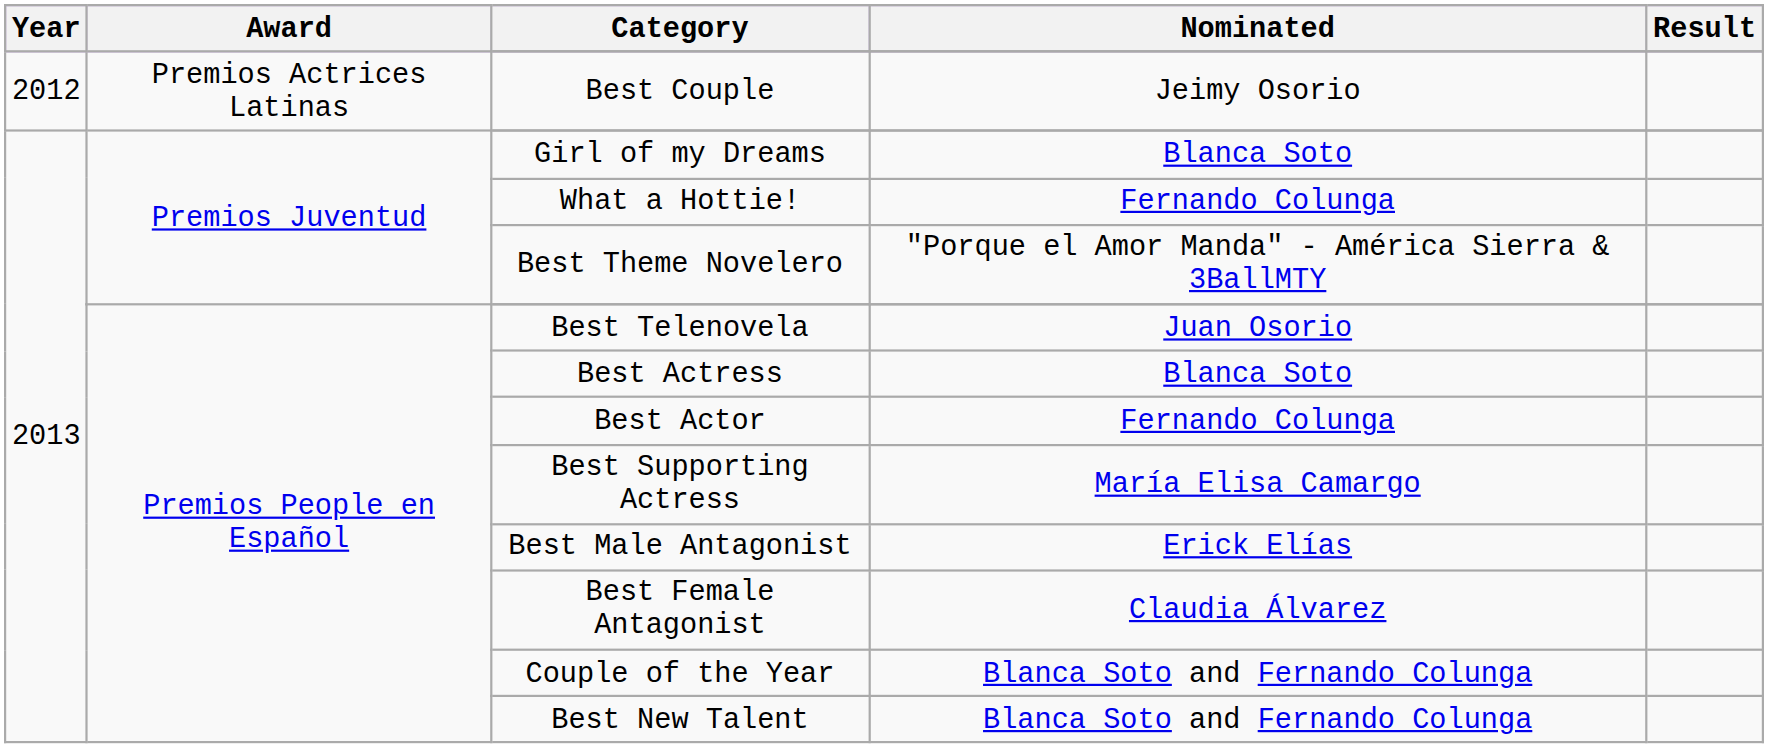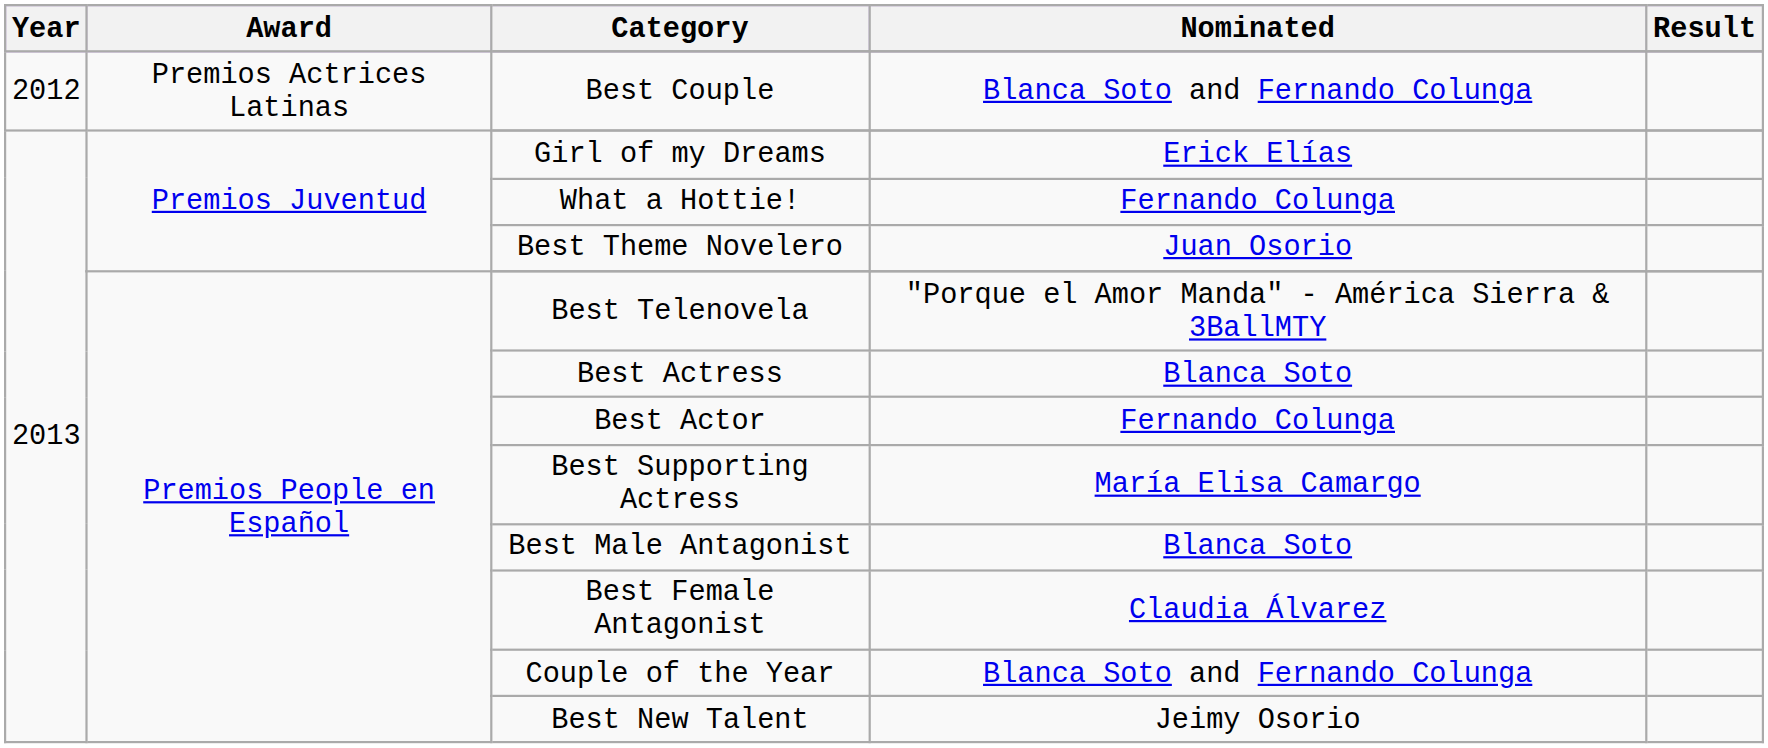(1258, 92) Jeimy Osorio -> (1258, 92) Blanca Soto and Fernando Colunga
(1258, 155) Blanca Soto -> (1258, 155) Erick Elías
(1258, 264) "Porque el Amor Manda" - América Sierra & 3BallMTY -> (1258, 248) Juan Osorio
(1258, 327) Juan Osorio -> (1258, 311) "Porque el Amor Manda" - América Sierra & 3BallMTY
(1258, 547) Erick Elías -> (1258, 547) Blanca Soto
(1258, 720) Blanca Soto and Fernando Colunga -> (1258, 720) Jeimy Osorio
